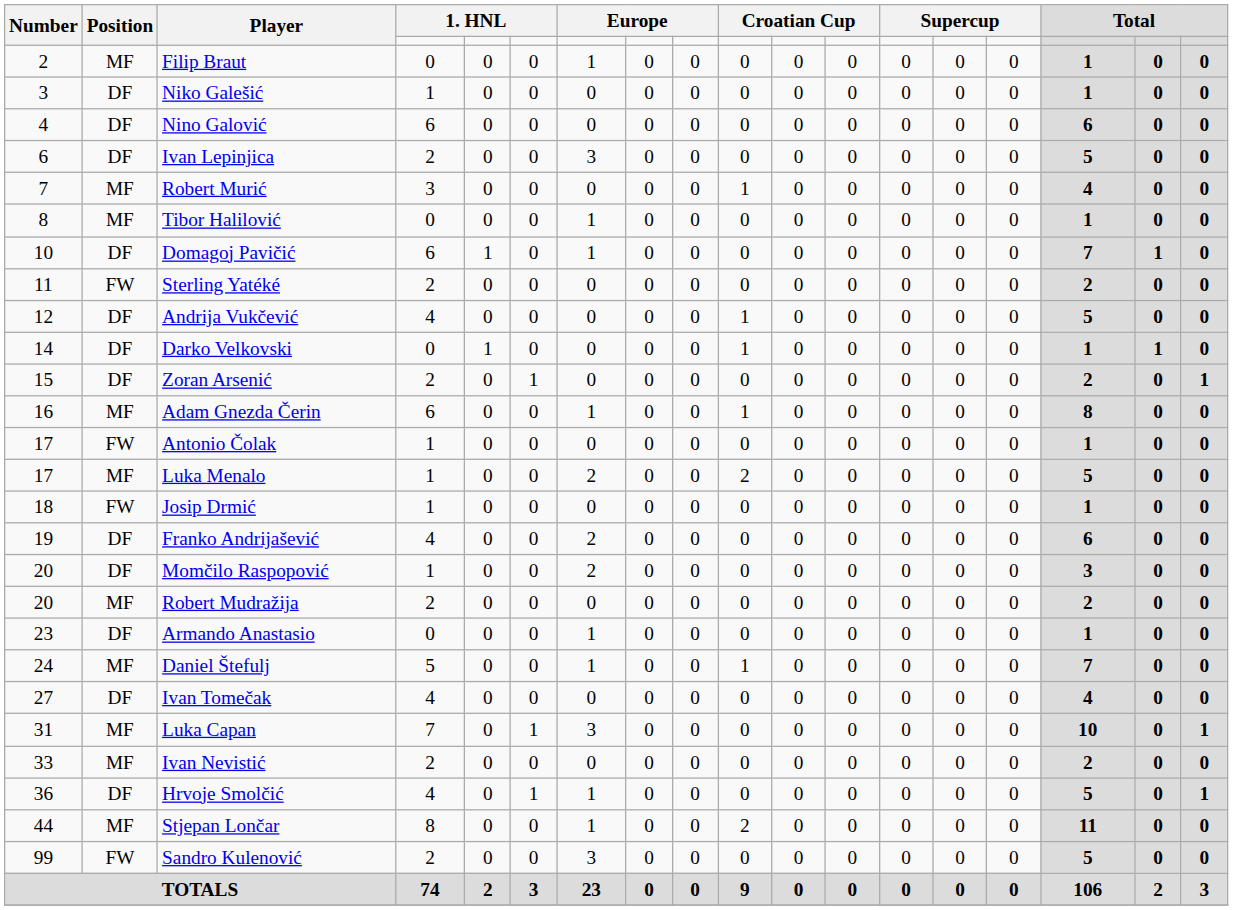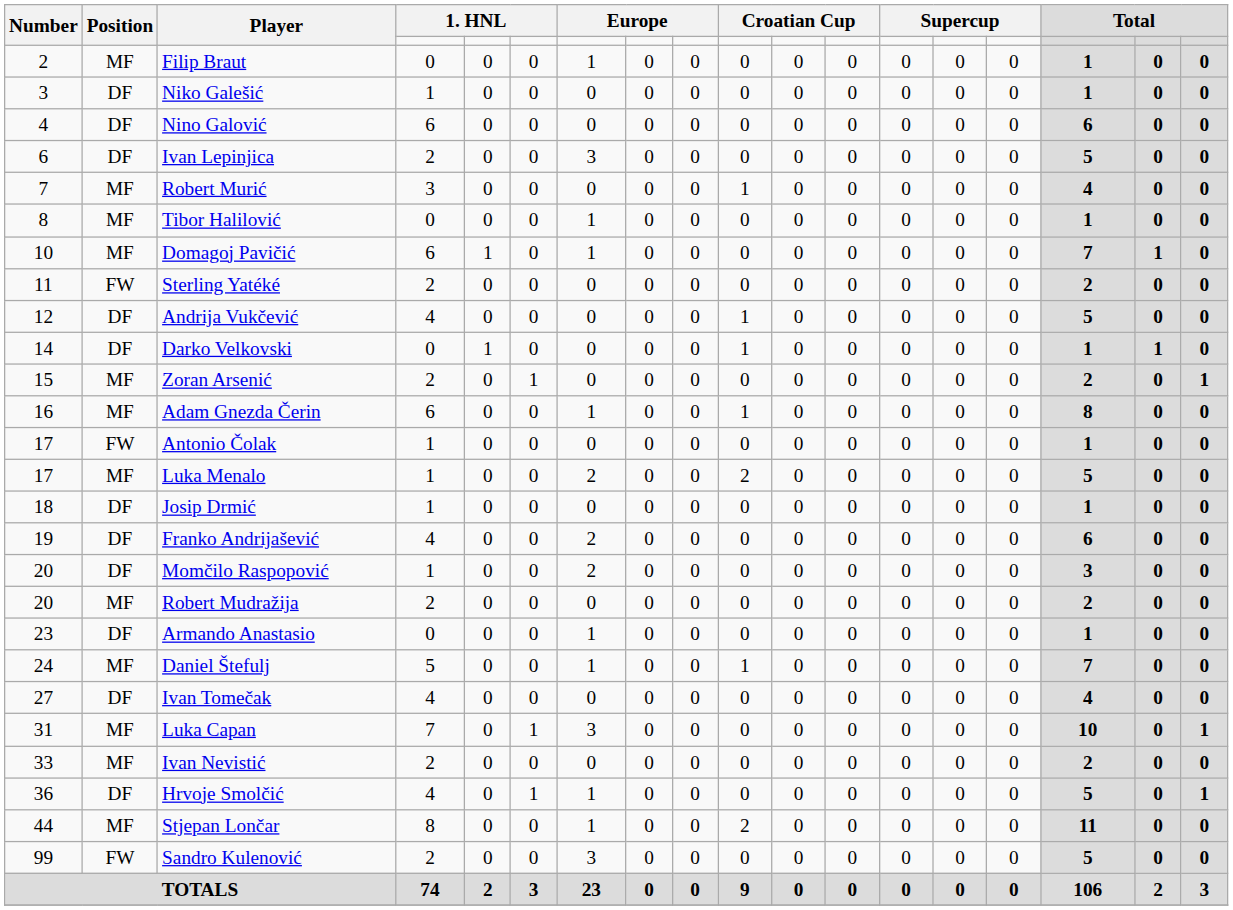(120, 252) DF -> (120, 252) MF
(120, 379) DF -> (120, 379) MF
(120, 507) FW -> (120, 507) DF
